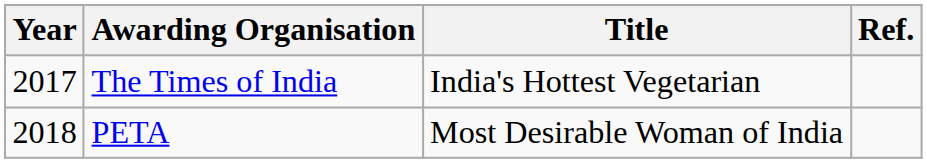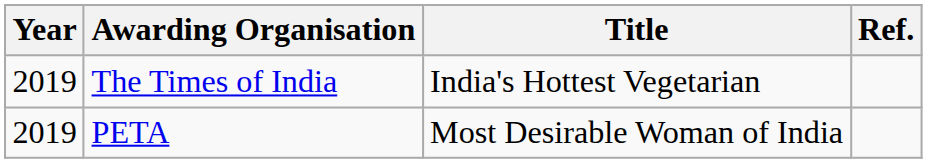(45, 81) 2017 -> (45, 81) 2019
(45, 132) 2018 -> (45, 132) 2019
